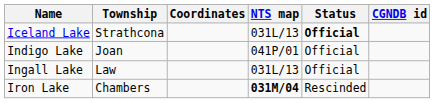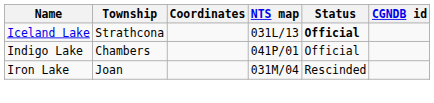(109, 51) Joan -> (123, 51) Chambers
- row: (45, 70)
(123, 88) Chambers -> (109, 70) Joan
(275, 88) bold -> (275, 70) normal
